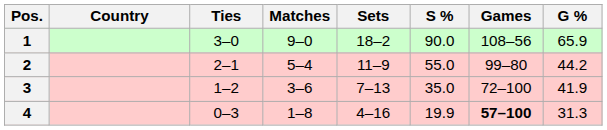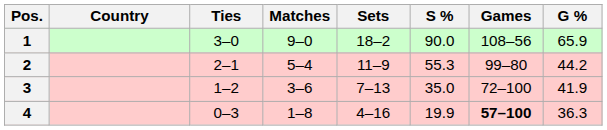(440, 64) 55.0 -> (440, 64) 55.3
(572, 112) 31.3 -> (572, 112) 36.3
